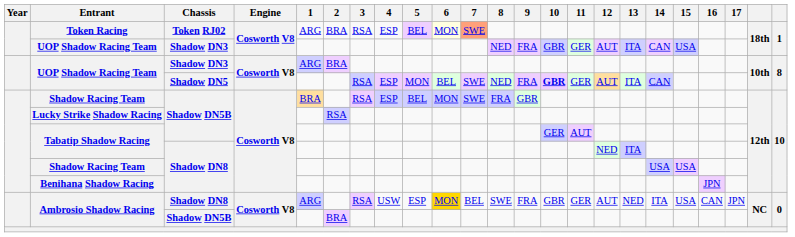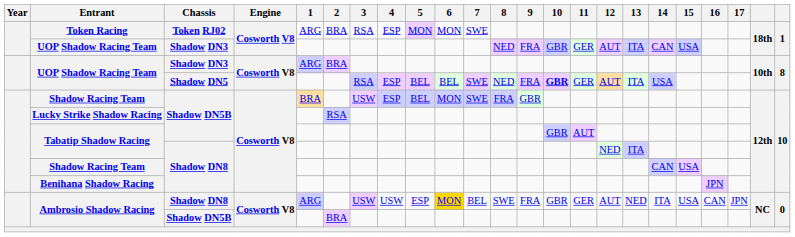(417, 30) BEL -> (420, 30) MON
(446, 30) lightyellow background -> (449, 30) no background
(474, 30) lightsalmon background -> (477, 30) no background
(417, 81) MON -> (420, 81) BEL
(660, 81) CAN -> (662, 81) USA
(362, 98) RSA -> (364, 98) USW
(554, 133) GER -> (557, 133) GBR
(660, 167) USA -> (662, 167) CAN
(362, 201) RSA -> (364, 201) USW
